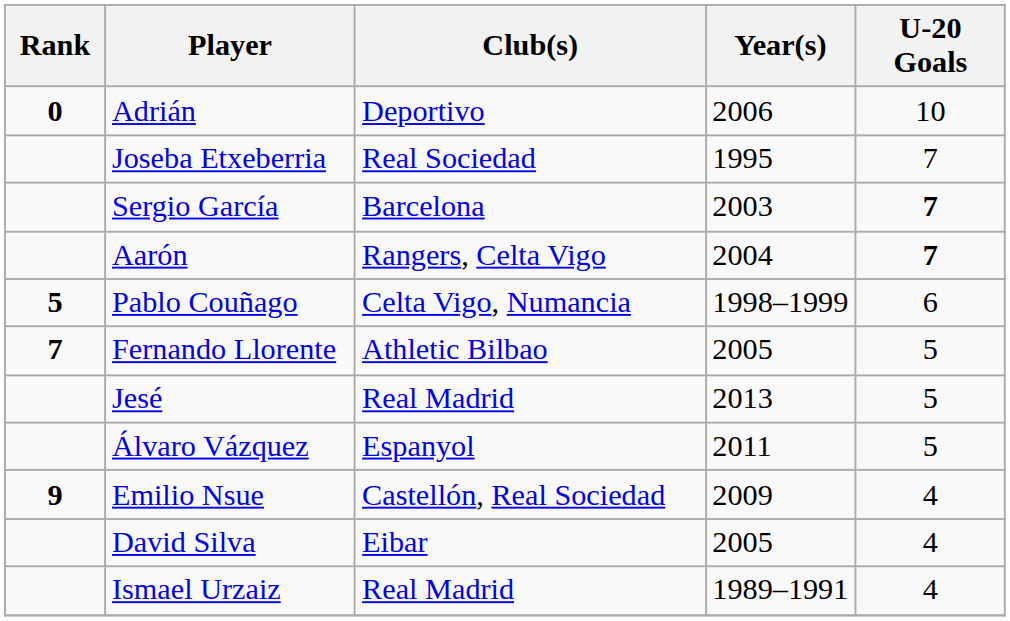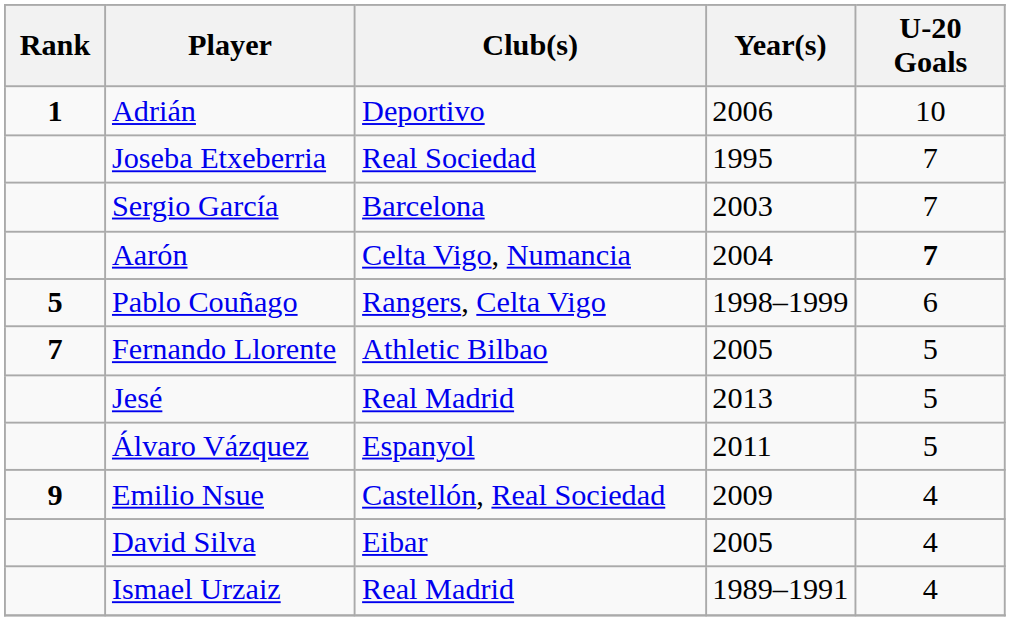(55, 110) 0 -> (55, 110) 1
(930, 206) bold -> (930, 206) normal
(484, 254) Rangers, Celta Vigo -> (497, 254) Celta Vigo, Numancia
(497, 302) Celta Vigo, Numancia -> (484, 302) Rangers, Celta Vigo
